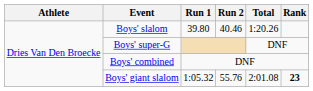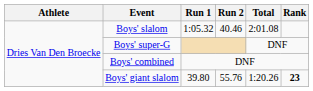(198, 29) 39.80 -> (198, 29) 1:05.32
(263, 29) 1:20.26 -> (263, 29) 2:01.08
(198, 78) 1:05.32 -> (198, 78) 39.80
(263, 78) 2:01.08 -> (263, 78) 1:20.26
